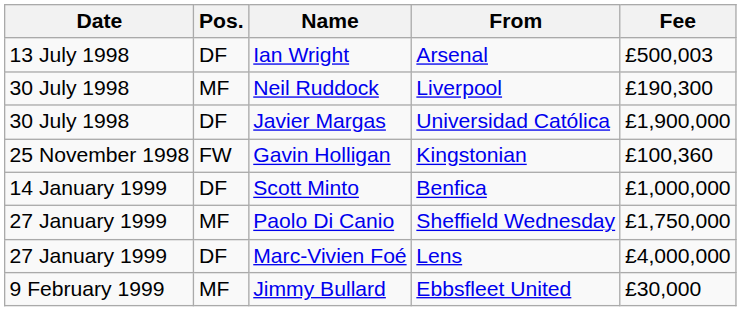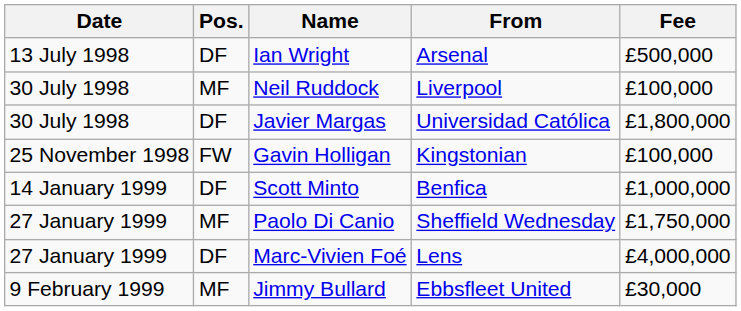(669, 54) £500,003 -> (669, 54) £500,000
(669, 88) £190,300 -> (669, 88) £100,000
(678, 121) £1,900,000 -> (678, 121) £1,800,000
(669, 155) £100,360 -> (669, 155) £100,000
